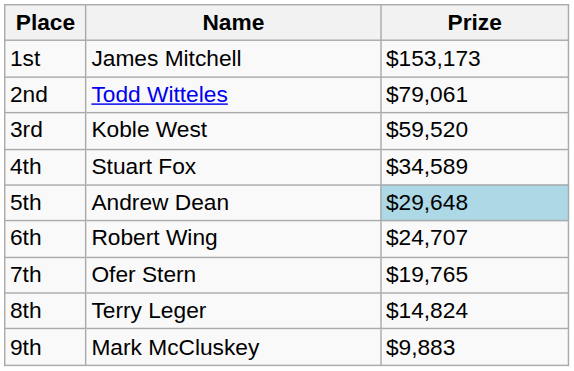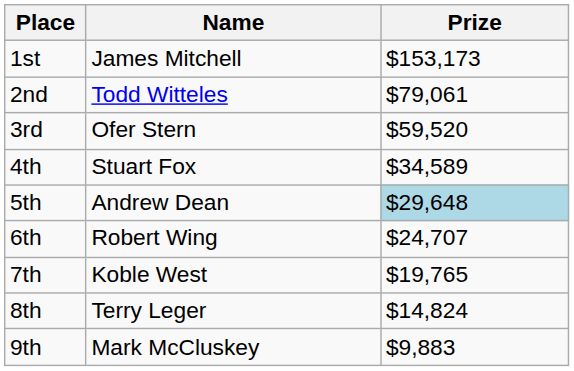(149, 130) Koble West -> (144, 130) Ofer Stern
(144, 274) Ofer Stern -> (149, 274) Koble West
